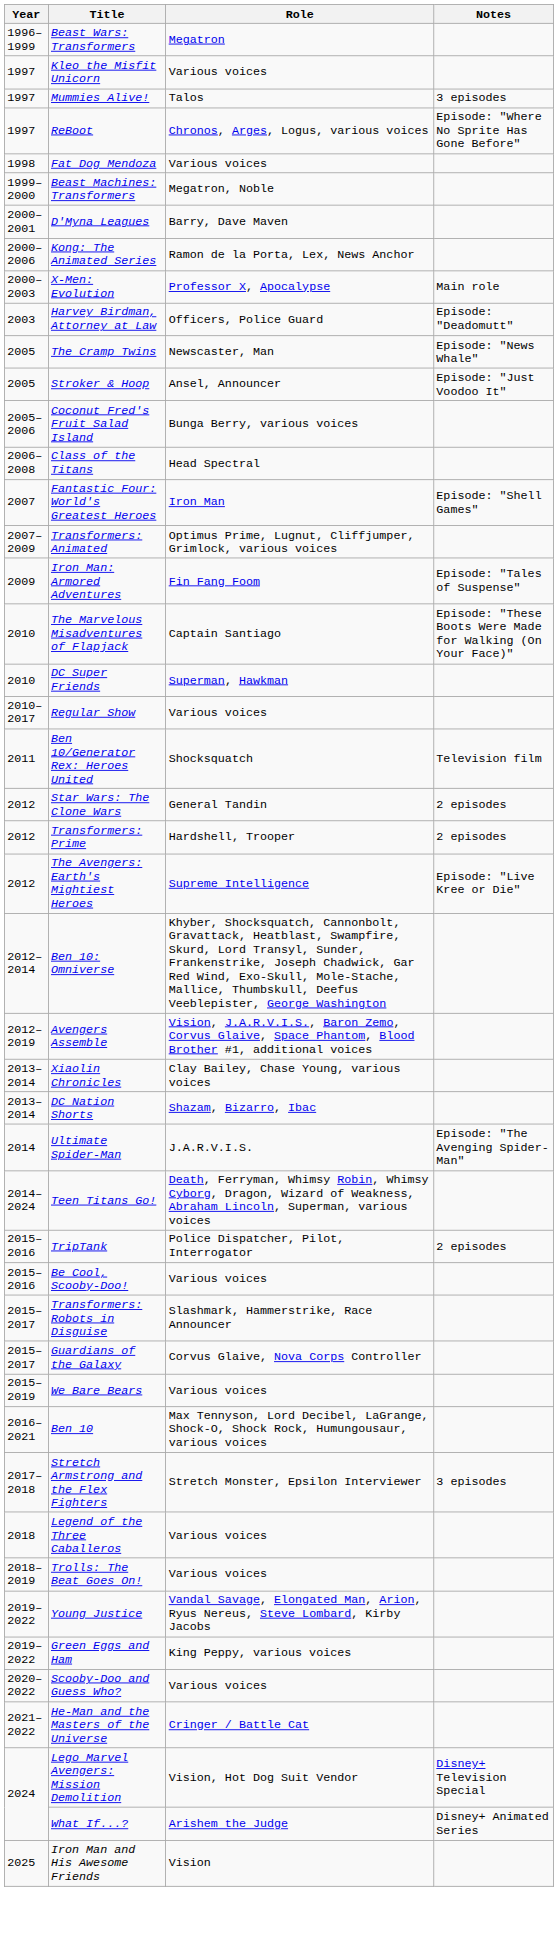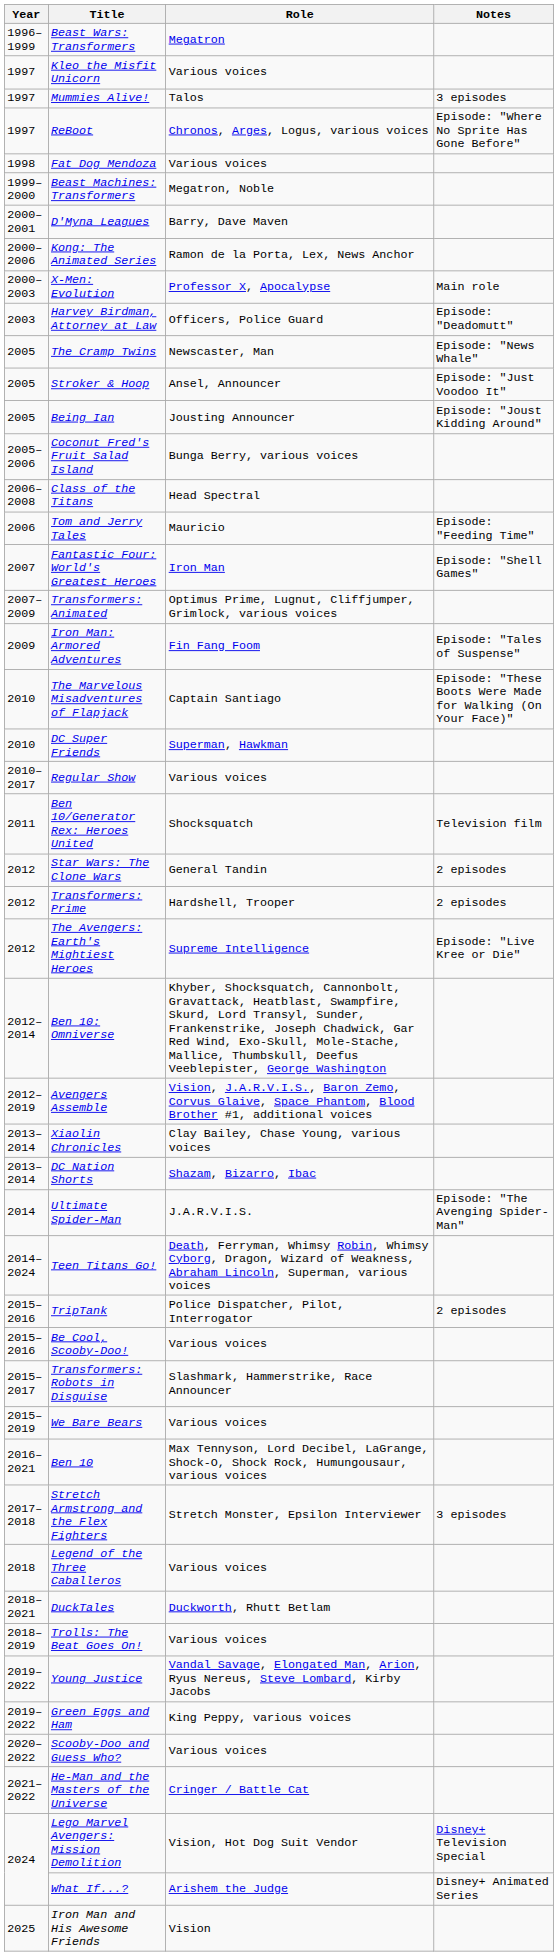+ row: (83, 417)
+ row: (97, 528)
- row: (93, 1358)
+ row: (83, 1607)
